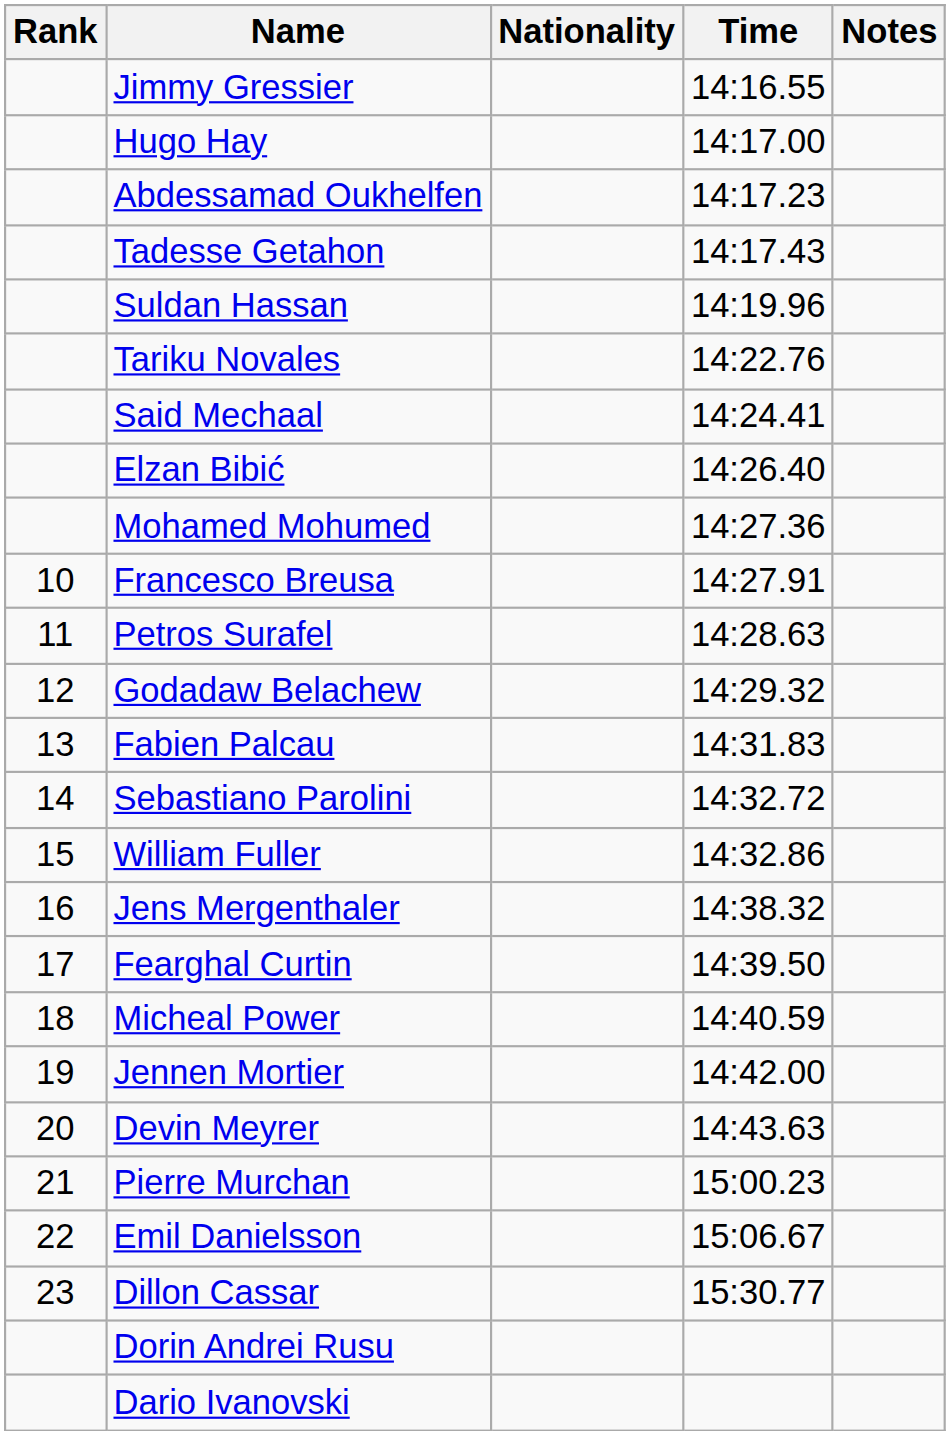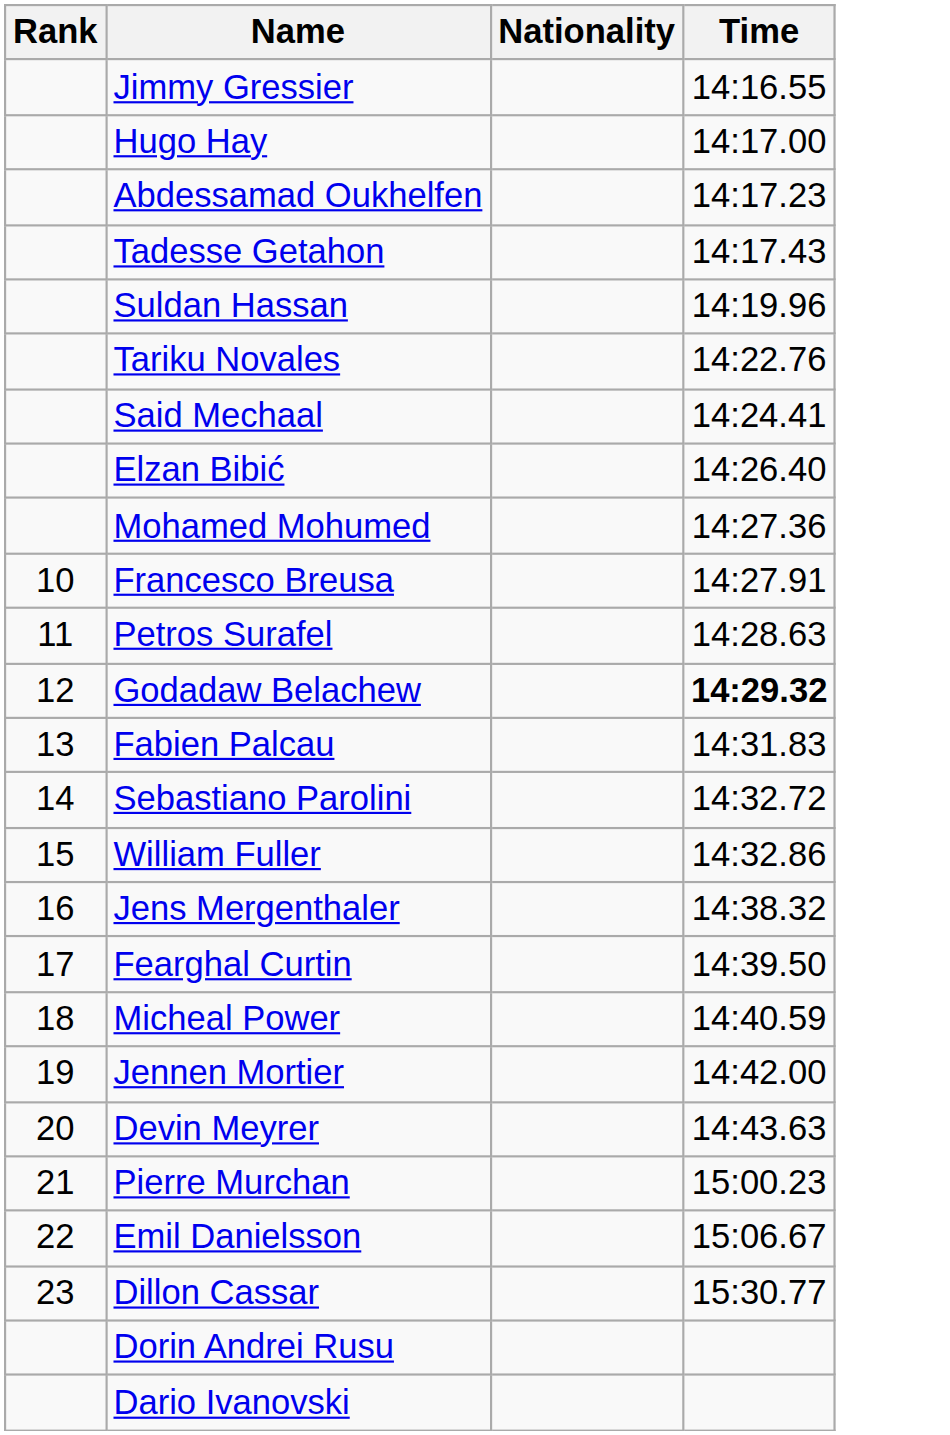- column: (889, 31)
(758, 689) normal -> (759, 689) bold
